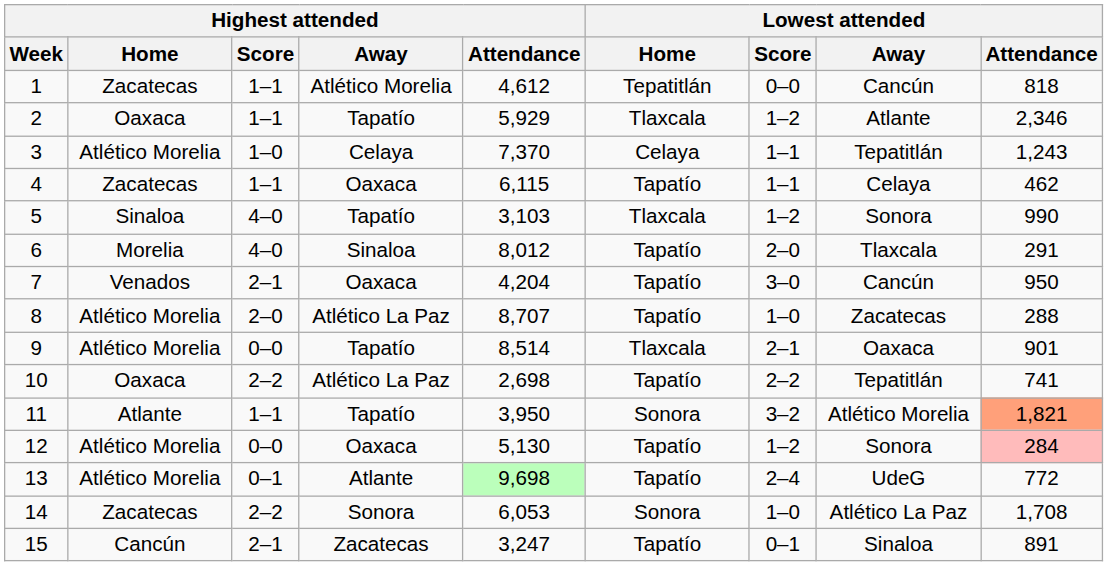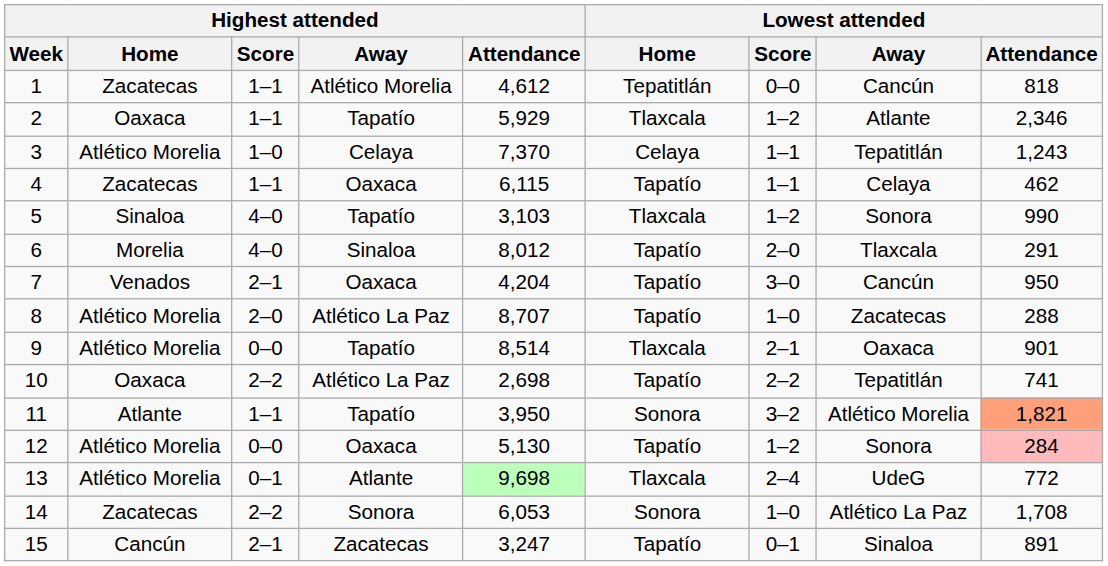(667, 479) Tapatío -> (667, 479) Tlaxcala
